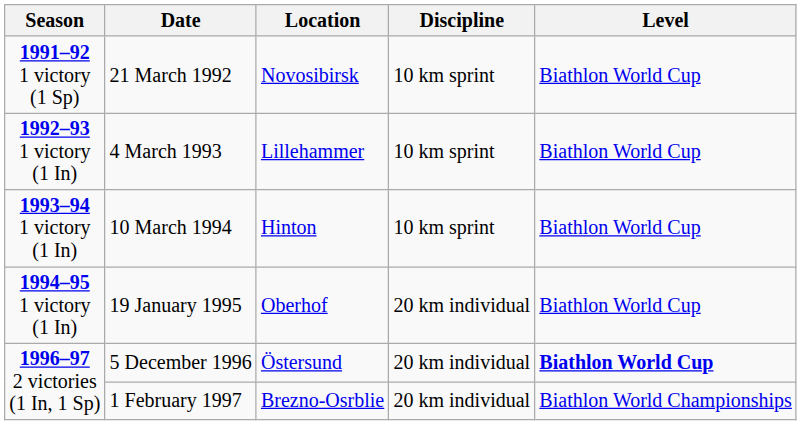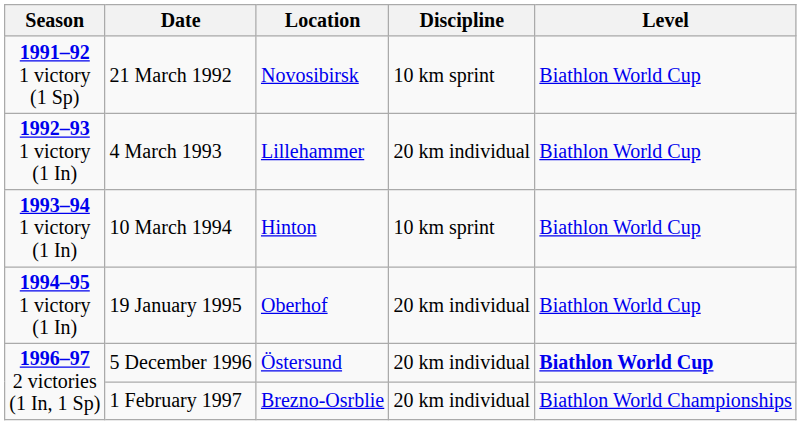(444, 151) 10 km sprint -> (462, 151) 20 km individual
